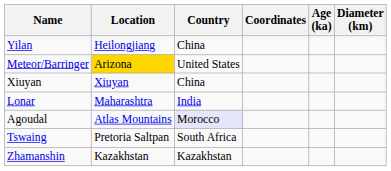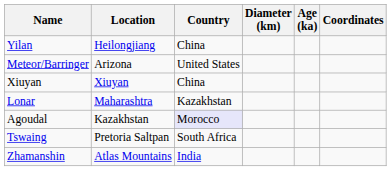columns swapped: (360, 20) <-> (276, 20)
(113, 63) gold background -> (113, 63) no background
(189, 100) India -> (204, 100) Kazakhstan
(133, 119) Atlas Mountains -> (121, 119) Kazakhstan
(121, 156) Kazakhstan -> (133, 156) Atlas Mountains
(204, 156) Kazakhstan -> (189, 156) India
